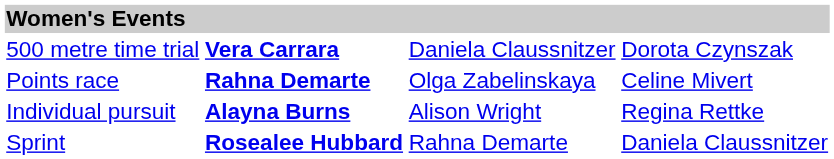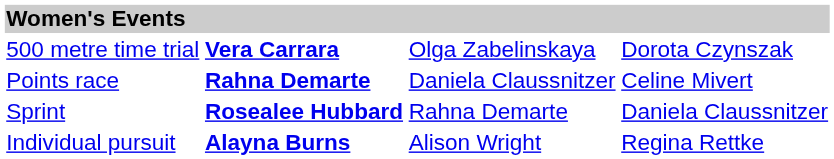(512, 49) Daniela Claussnitzer -> (502, 49) Olga Zabelinskaya
(502, 80) Olga Zabelinskaya -> (512, 80) Daniela Claussnitzer
rows swapped: (91, 111) <-> (36, 142)
